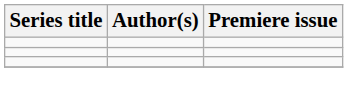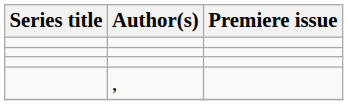+ row: (56, 83)
